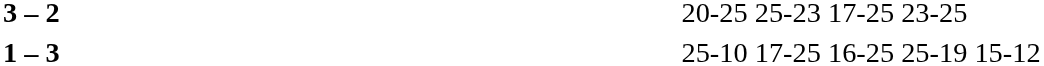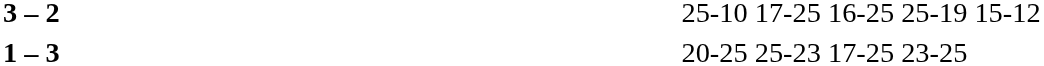(824, 13) 20-25 25-23 17-25 23-25 -> (861, 13) 25-10 17-25 16-25 25-19 15-12
(861, 52) 25-10 17-25 16-25 25-19 15-12 -> (824, 52) 20-25 25-23 17-25 23-25
